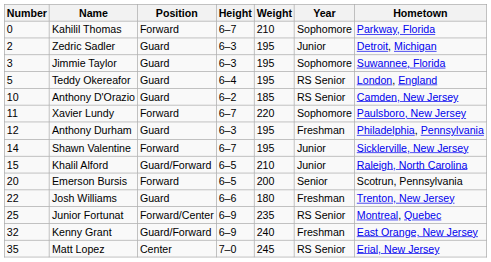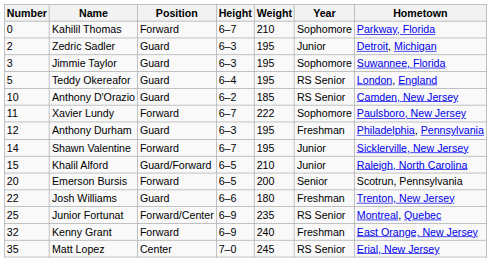(266, 114) 220 -> (266, 114) 222
(176, 232) Guard/Forward -> (159, 232) Forward
